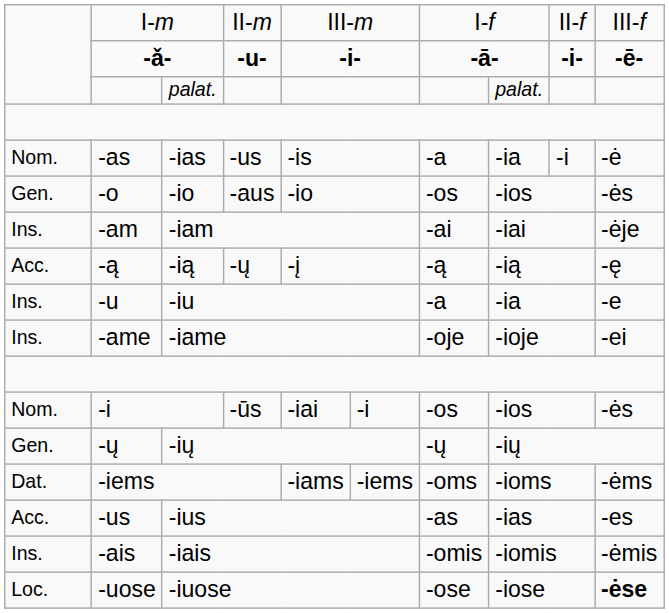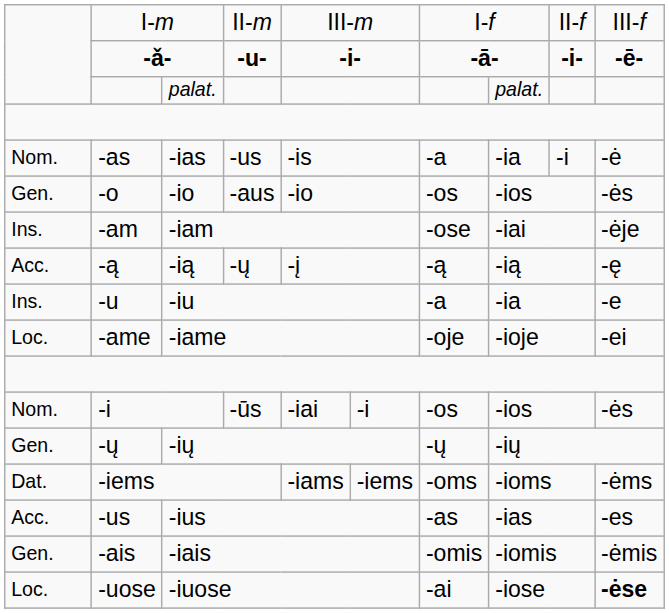(439, 229) -ai -> (448, 229) -ose
(27, 337) Ins. -> (30, 337) Loc.
(27, 553) Ins. -> (32, 553) Gen.
(448, 589) -ose -> (439, 589) -ai
